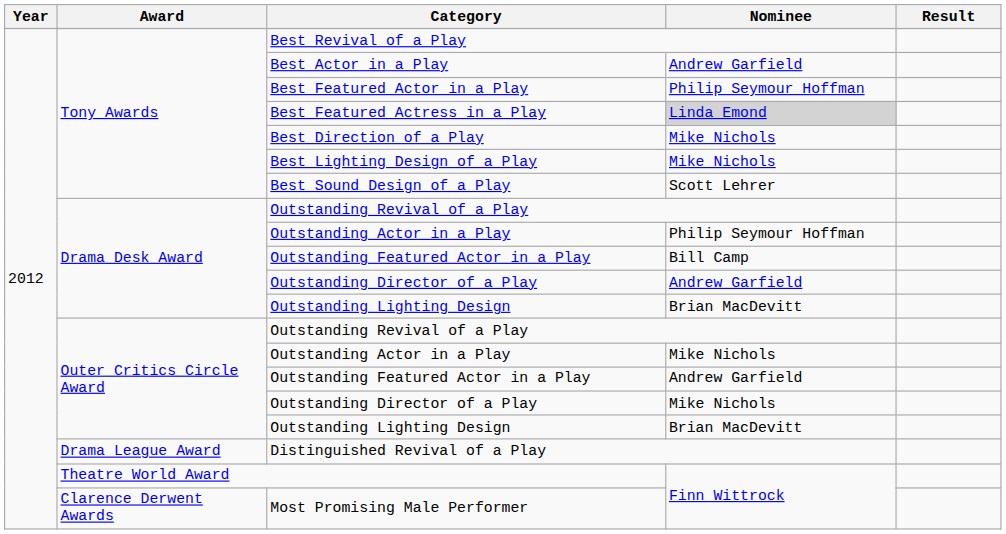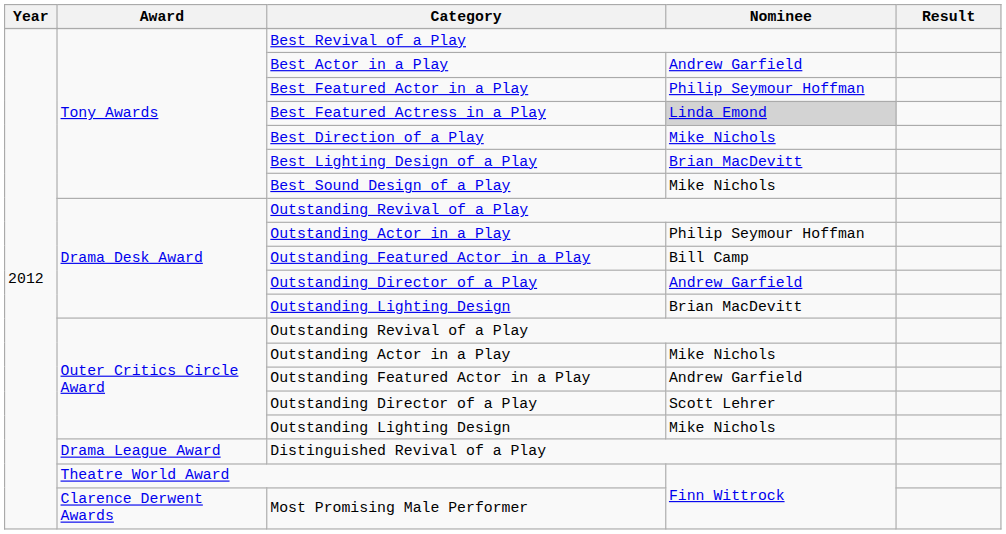(722, 162) Mike Nichols -> (736, 162) Brian MacDevitt
(722, 186) Scott Lehrer -> (722, 186) Mike Nichols
(722, 403) Mike Nichols -> (722, 403) Scott Lehrer
(736, 427) Brian MacDevitt -> (722, 427) Mike Nichols
